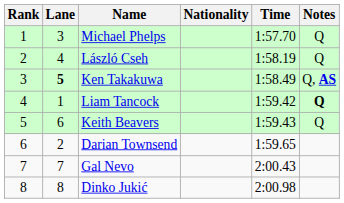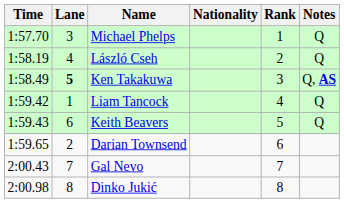columns swapped: (23, 15) <-> (275, 15)
(319, 101) bold -> (319, 101) normal
